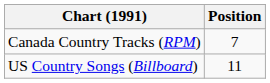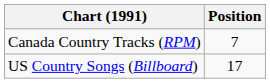(235, 66) 11 -> (235, 66) 17
